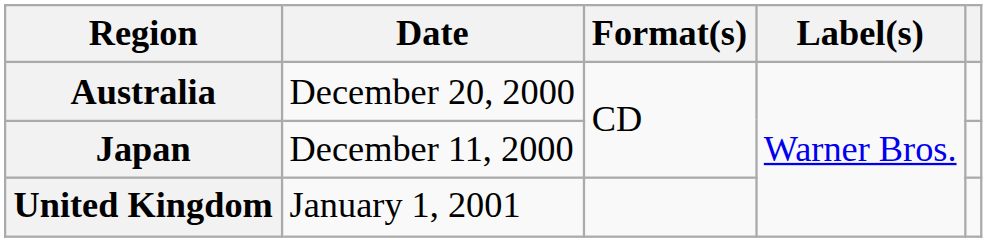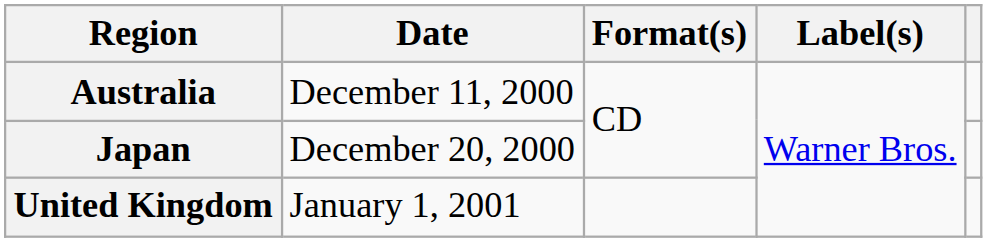(432, 90) December 20, 2000 -> (432, 90) December 11, 2000
(432, 148) December 11, 2000 -> (432, 148) December 20, 2000
